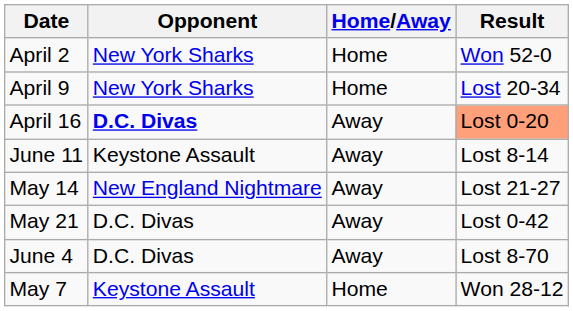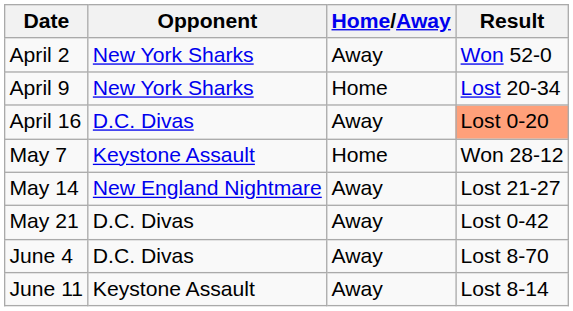(360, 54) Home -> (357, 54) Away
(145, 121) bold -> (143, 121) normal
rows swapped: (38, 289) <-> (46, 155)
